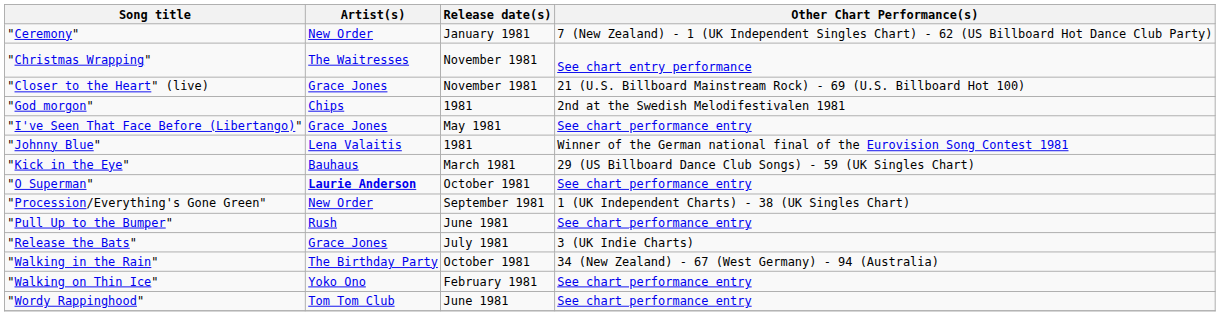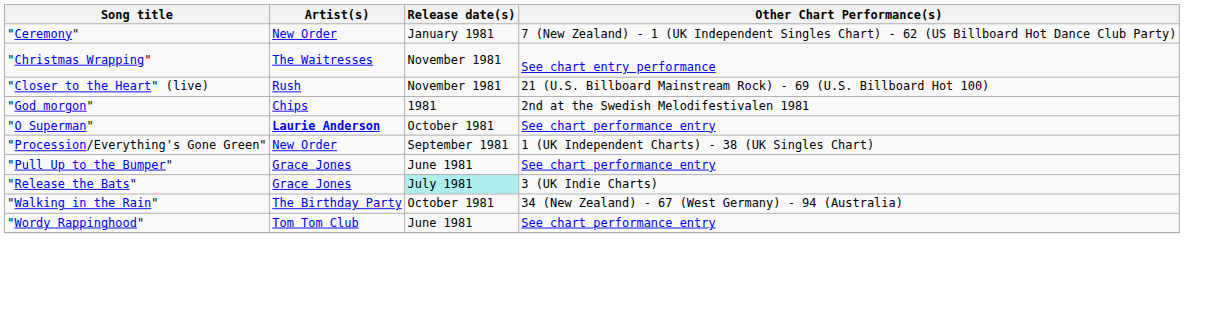(348, 86) Grace Jones -> (287, 86) Rush
- row: (155, 125)
- row: (54, 145)
- row: (69, 164)
(323, 223) Rush -> (312, 164) Grace Jones
(476, 242) no background -> (440, 184) paleturquoise background
- row: (83, 281)
